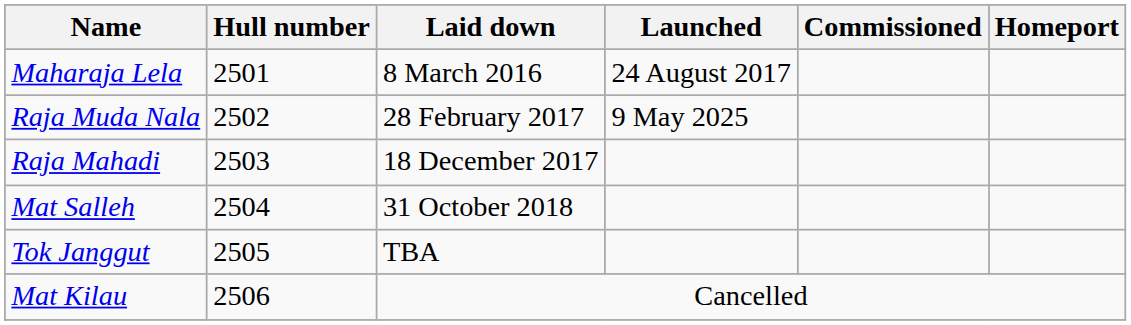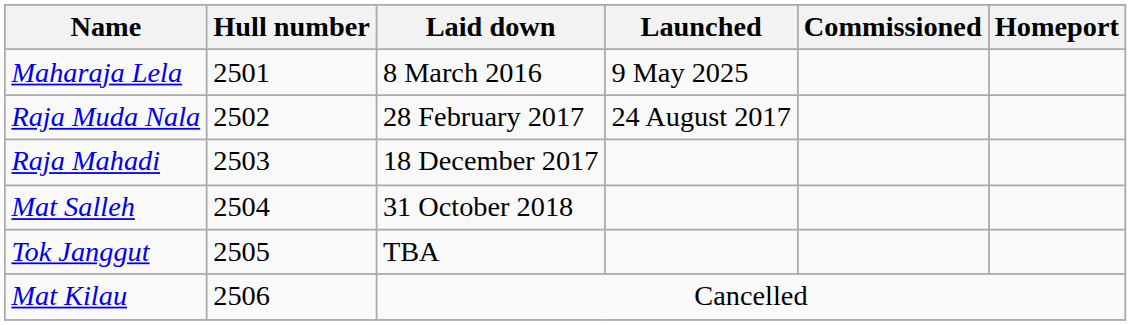(701, 71) 24 August 2017 -> (680, 71) 9 May 2025
(680, 116) 9 May 2025 -> (701, 116) 24 August 2017
